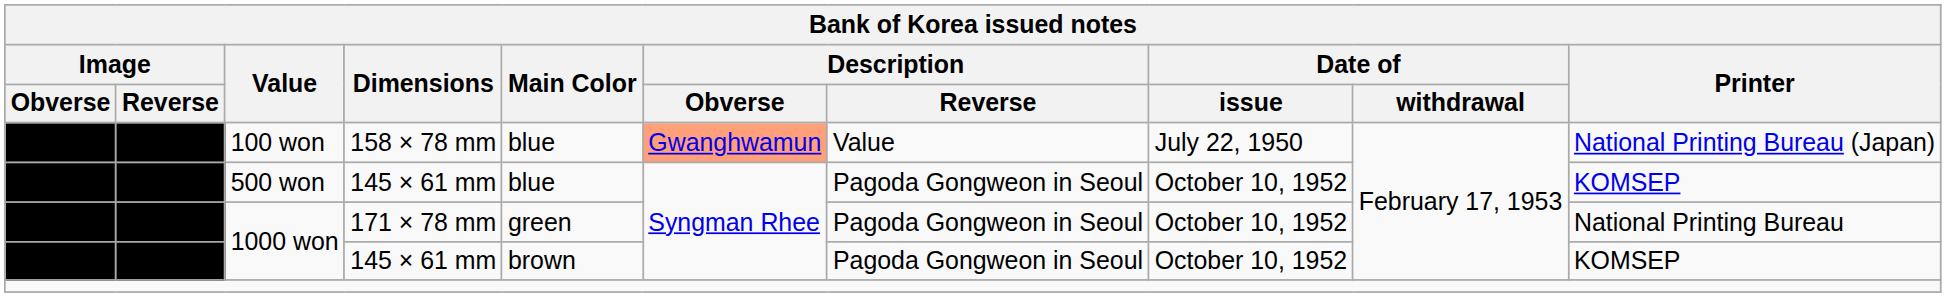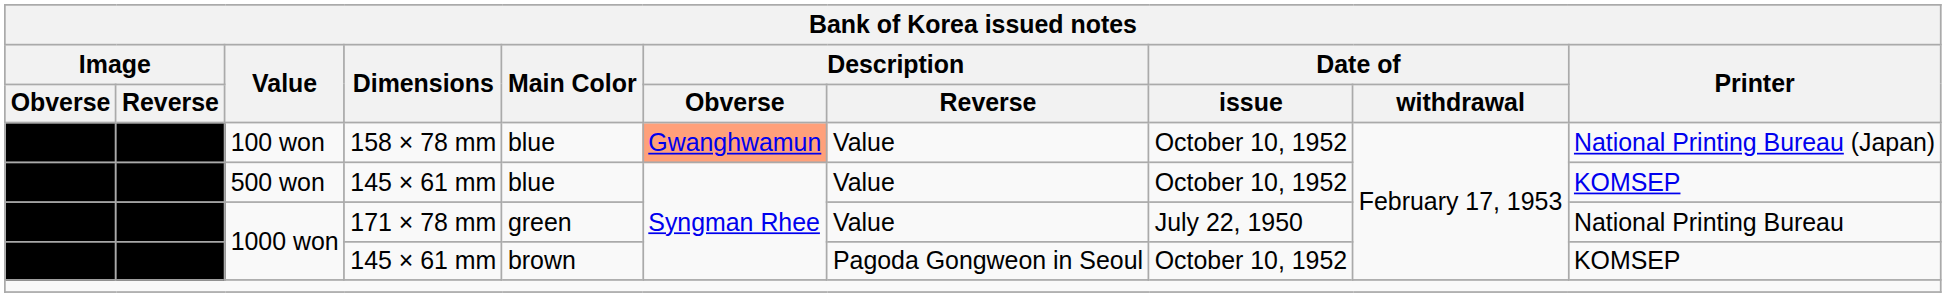(1229, 143) July 22, 1950 -> (1251, 143) October 10, 1952
(988, 182) Pagoda Gongweon in Seoul -> (864, 182) Value
(988, 222) Pagoda Gongweon in Seoul -> (864, 222) Value
(1251, 222) October 10, 1952 -> (1229, 222) July 22, 1950
